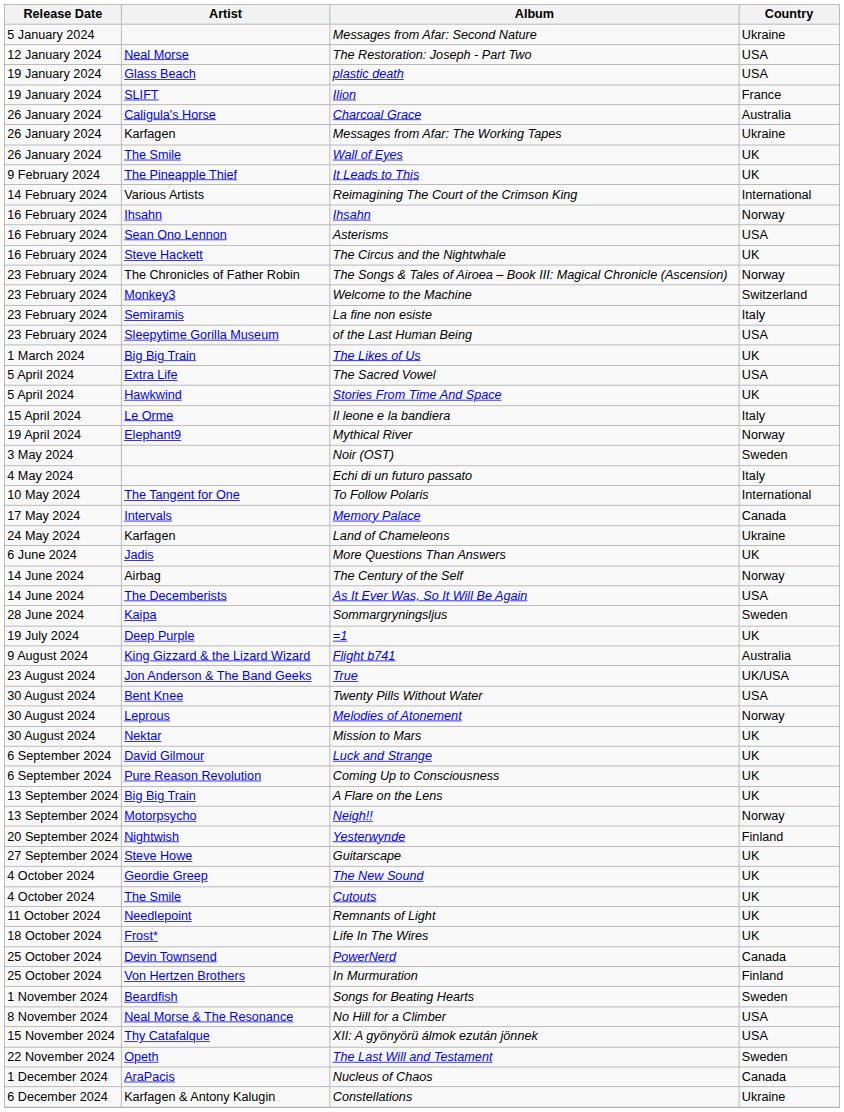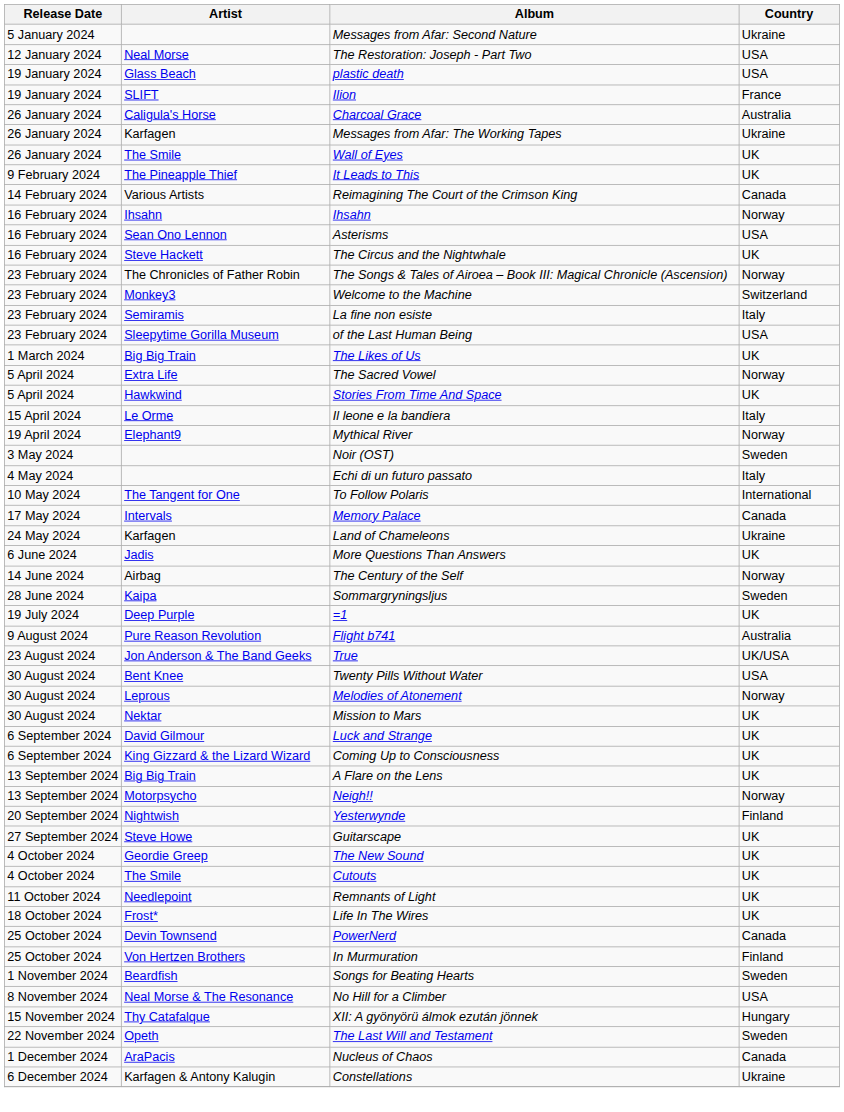(777, 194) International -> (764, 194) Canada
(755, 375) USA -> (763, 375) Norway
- row: (430, 595)
(217, 656) King Gizzard & the Lizard Wizard -> (193, 635) Pure Reason Revolution
(193, 776) Pure Reason Revolution -> (217, 756) King Gizzard & the Lizard Wizard
(755, 1036) USA -> (766, 1016) Hungary
